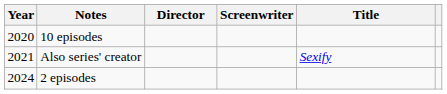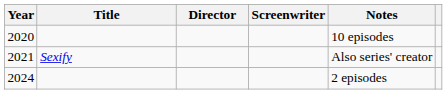columns swapped: (366, 15) <-> (91, 15)
